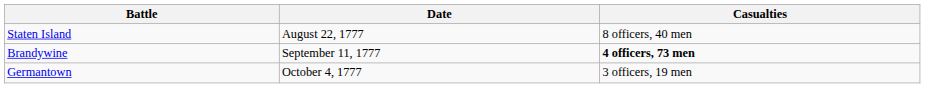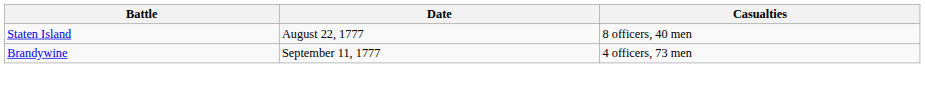(649, 53) bold -> (647, 53) normal
- row: (39, 72)
